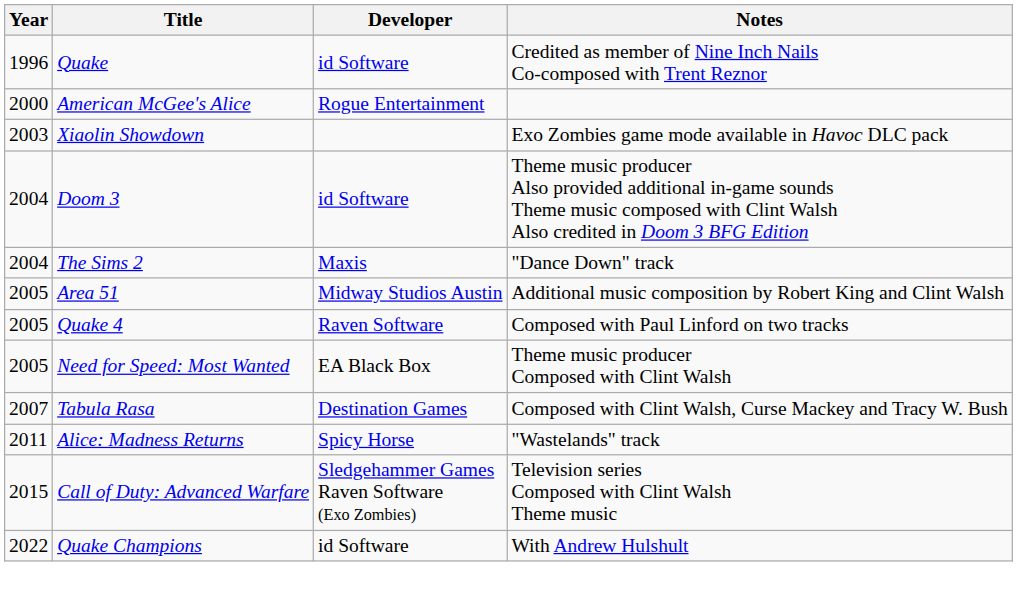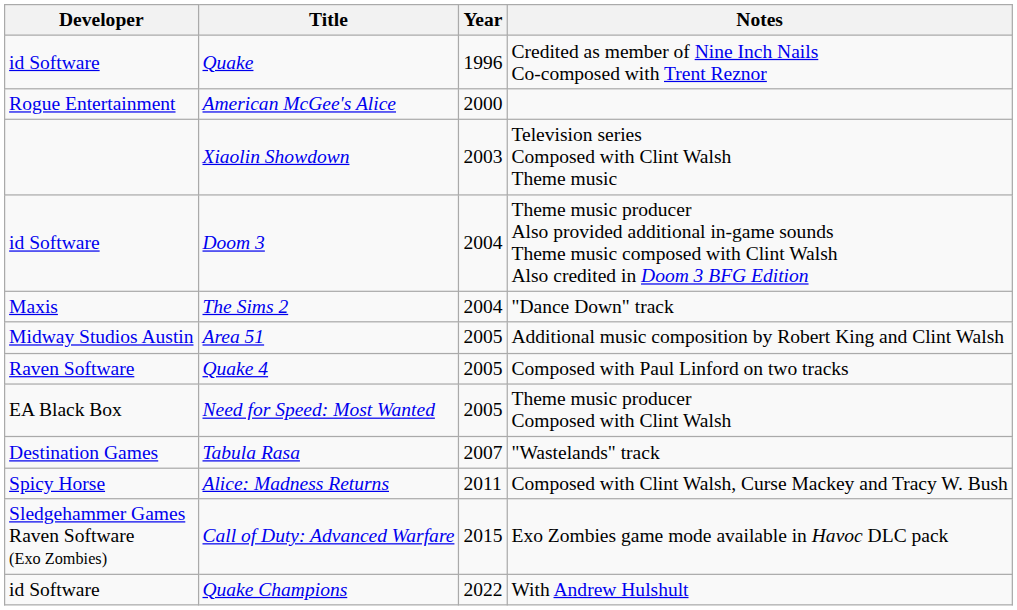columns swapped: (29, 19) <-> (410, 19)
(730, 134) Exo Zombies game mode available in Havoc DLC pack -> (621, 156) Television series Composed with Clint Walsh Theme music
(760, 408) Composed with Clint Walsh, Curse Mackey and Tracy W. Bush -> (586, 452) "Wastelands" track
(586, 439) "Wastelands" track -> (760, 483) Composed with Clint Walsh, Curse Mackey and Tracy W. Bush
(621, 492) Television series Composed with Clint Walsh Theme music -> (730, 536) Exo Zombies game mode available in Havoc DLC pack
